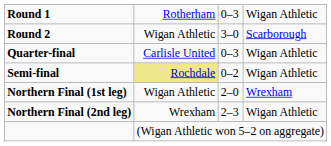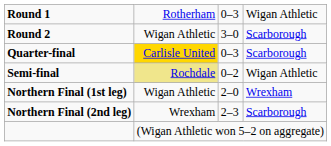(179, 53) no background -> (179, 53) gold background
(282, 53) Wigan Athletic -> (276, 53) Scarborough
(282, 112) Wigan Athletic -> (276, 112) Scarborough
